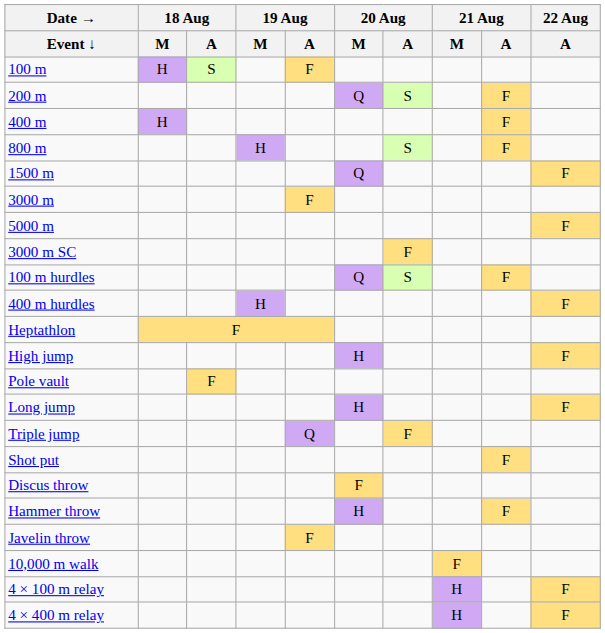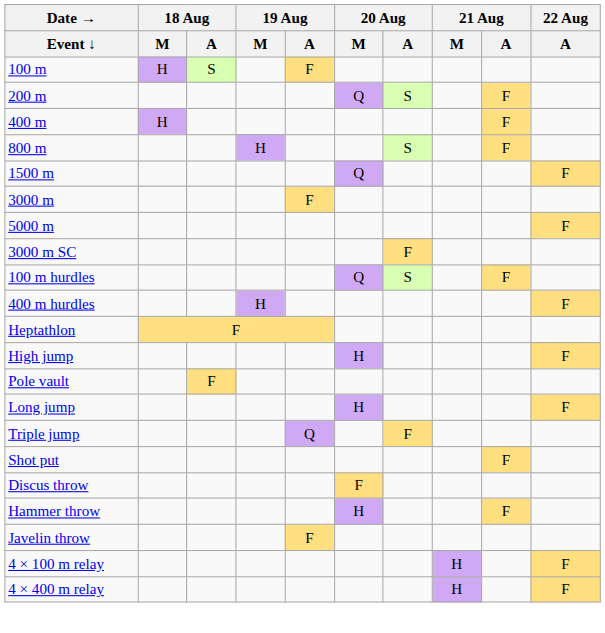- row: (53, 563)
